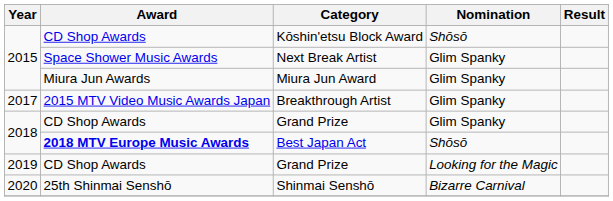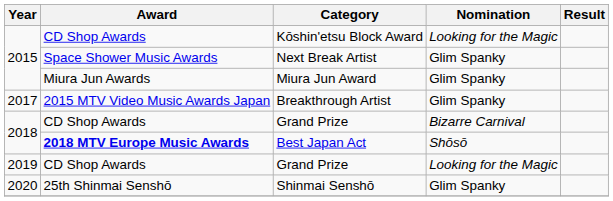(448, 36) Shōsō -> (493, 36) Looking for the Magic
(467, 121) Glim Spanky -> (477, 121) Bizarre Carnival
(477, 185) Bizarre Carnival -> (467, 185) Glim Spanky
